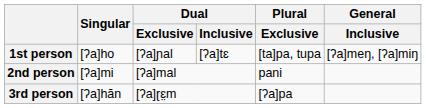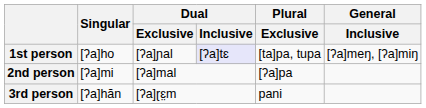(214, 53) no background -> (214, 53) lavender background
(270, 73) pani -> (275, 73) [ʔa]pa
(275, 93) [ʔa]pa -> (270, 93) pani
